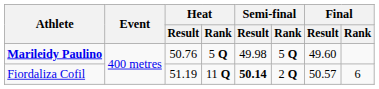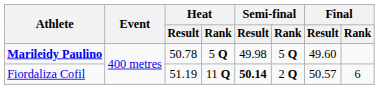(183, 54) 50.76 -> (183, 54) 50.78
